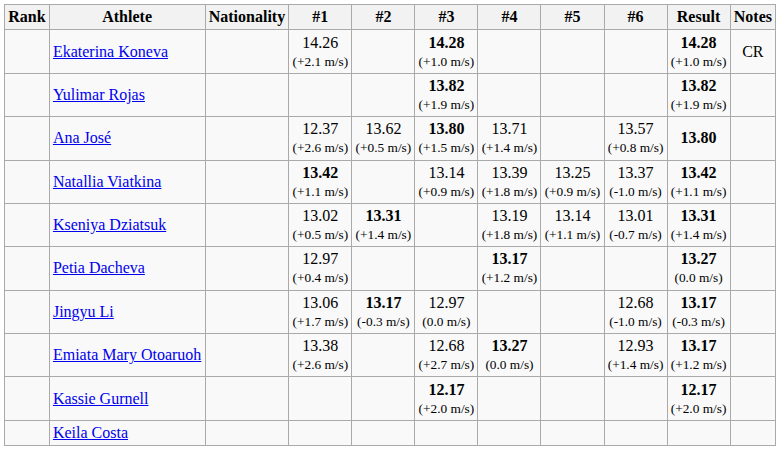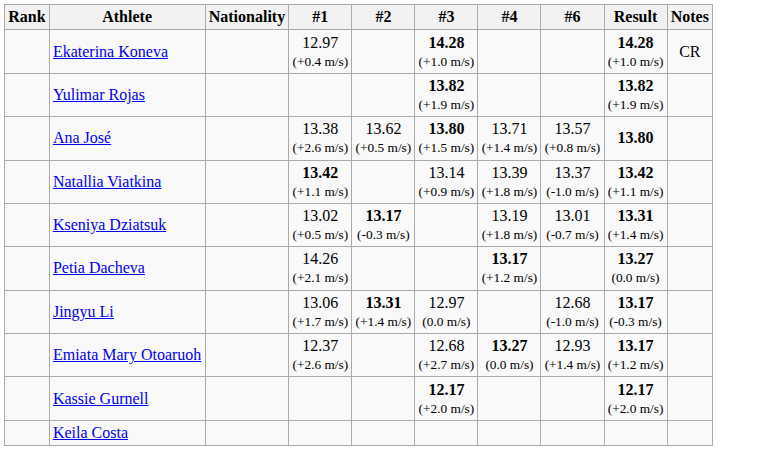- column: (572, 17)
(320, 51) 14.26 (+2.1 m/s) -> (320, 51) 12.97 (+0.4 m/s)
(320, 138) 12.37 (+2.6 m/s) -> (320, 138) 13.38 (+2.6 m/s)
(383, 225) 13.31 (+1.4 m/s) -> (383, 225) 13.17 (-0.3 m/s)
(320, 268) 12.97 (+0.4 m/s) -> (320, 268) 14.26 (+2.1 m/s)
(383, 311) 13.17 (-0.3 m/s) -> (383, 311) 13.31 (+1.4 m/s)
(320, 355) 13.38 (+2.6 m/s) -> (320, 355) 12.37 (+2.6 m/s)
